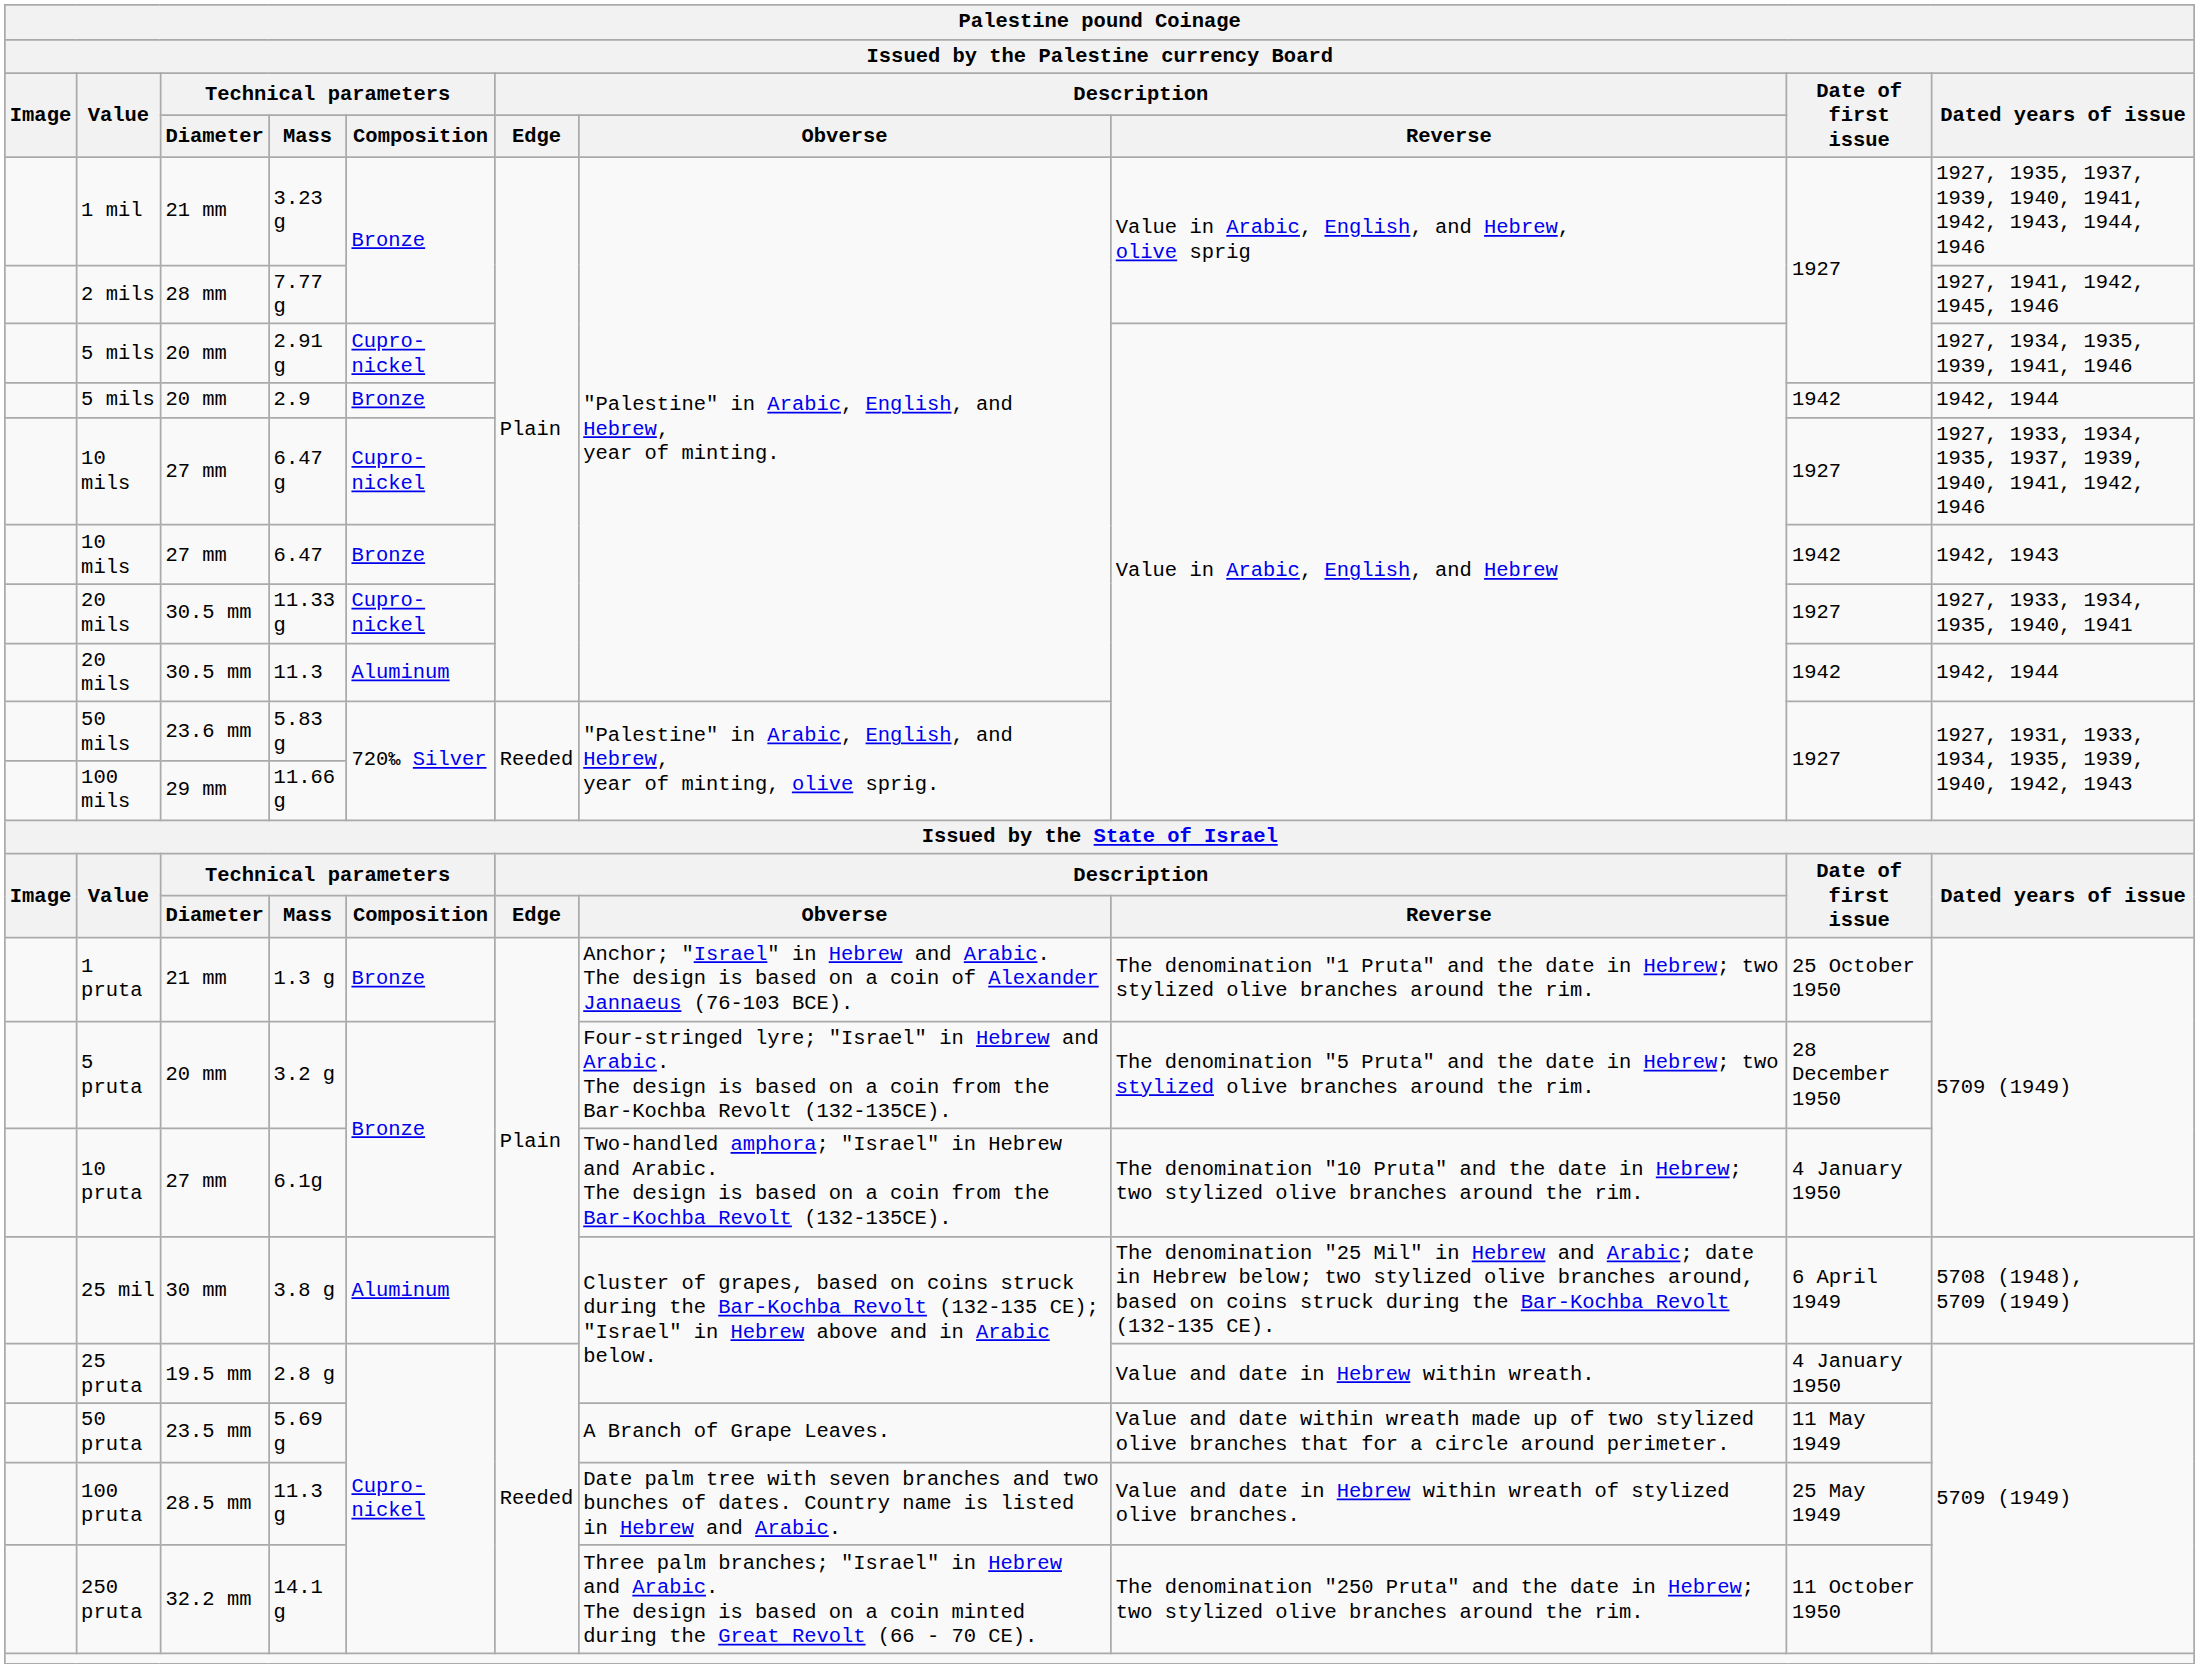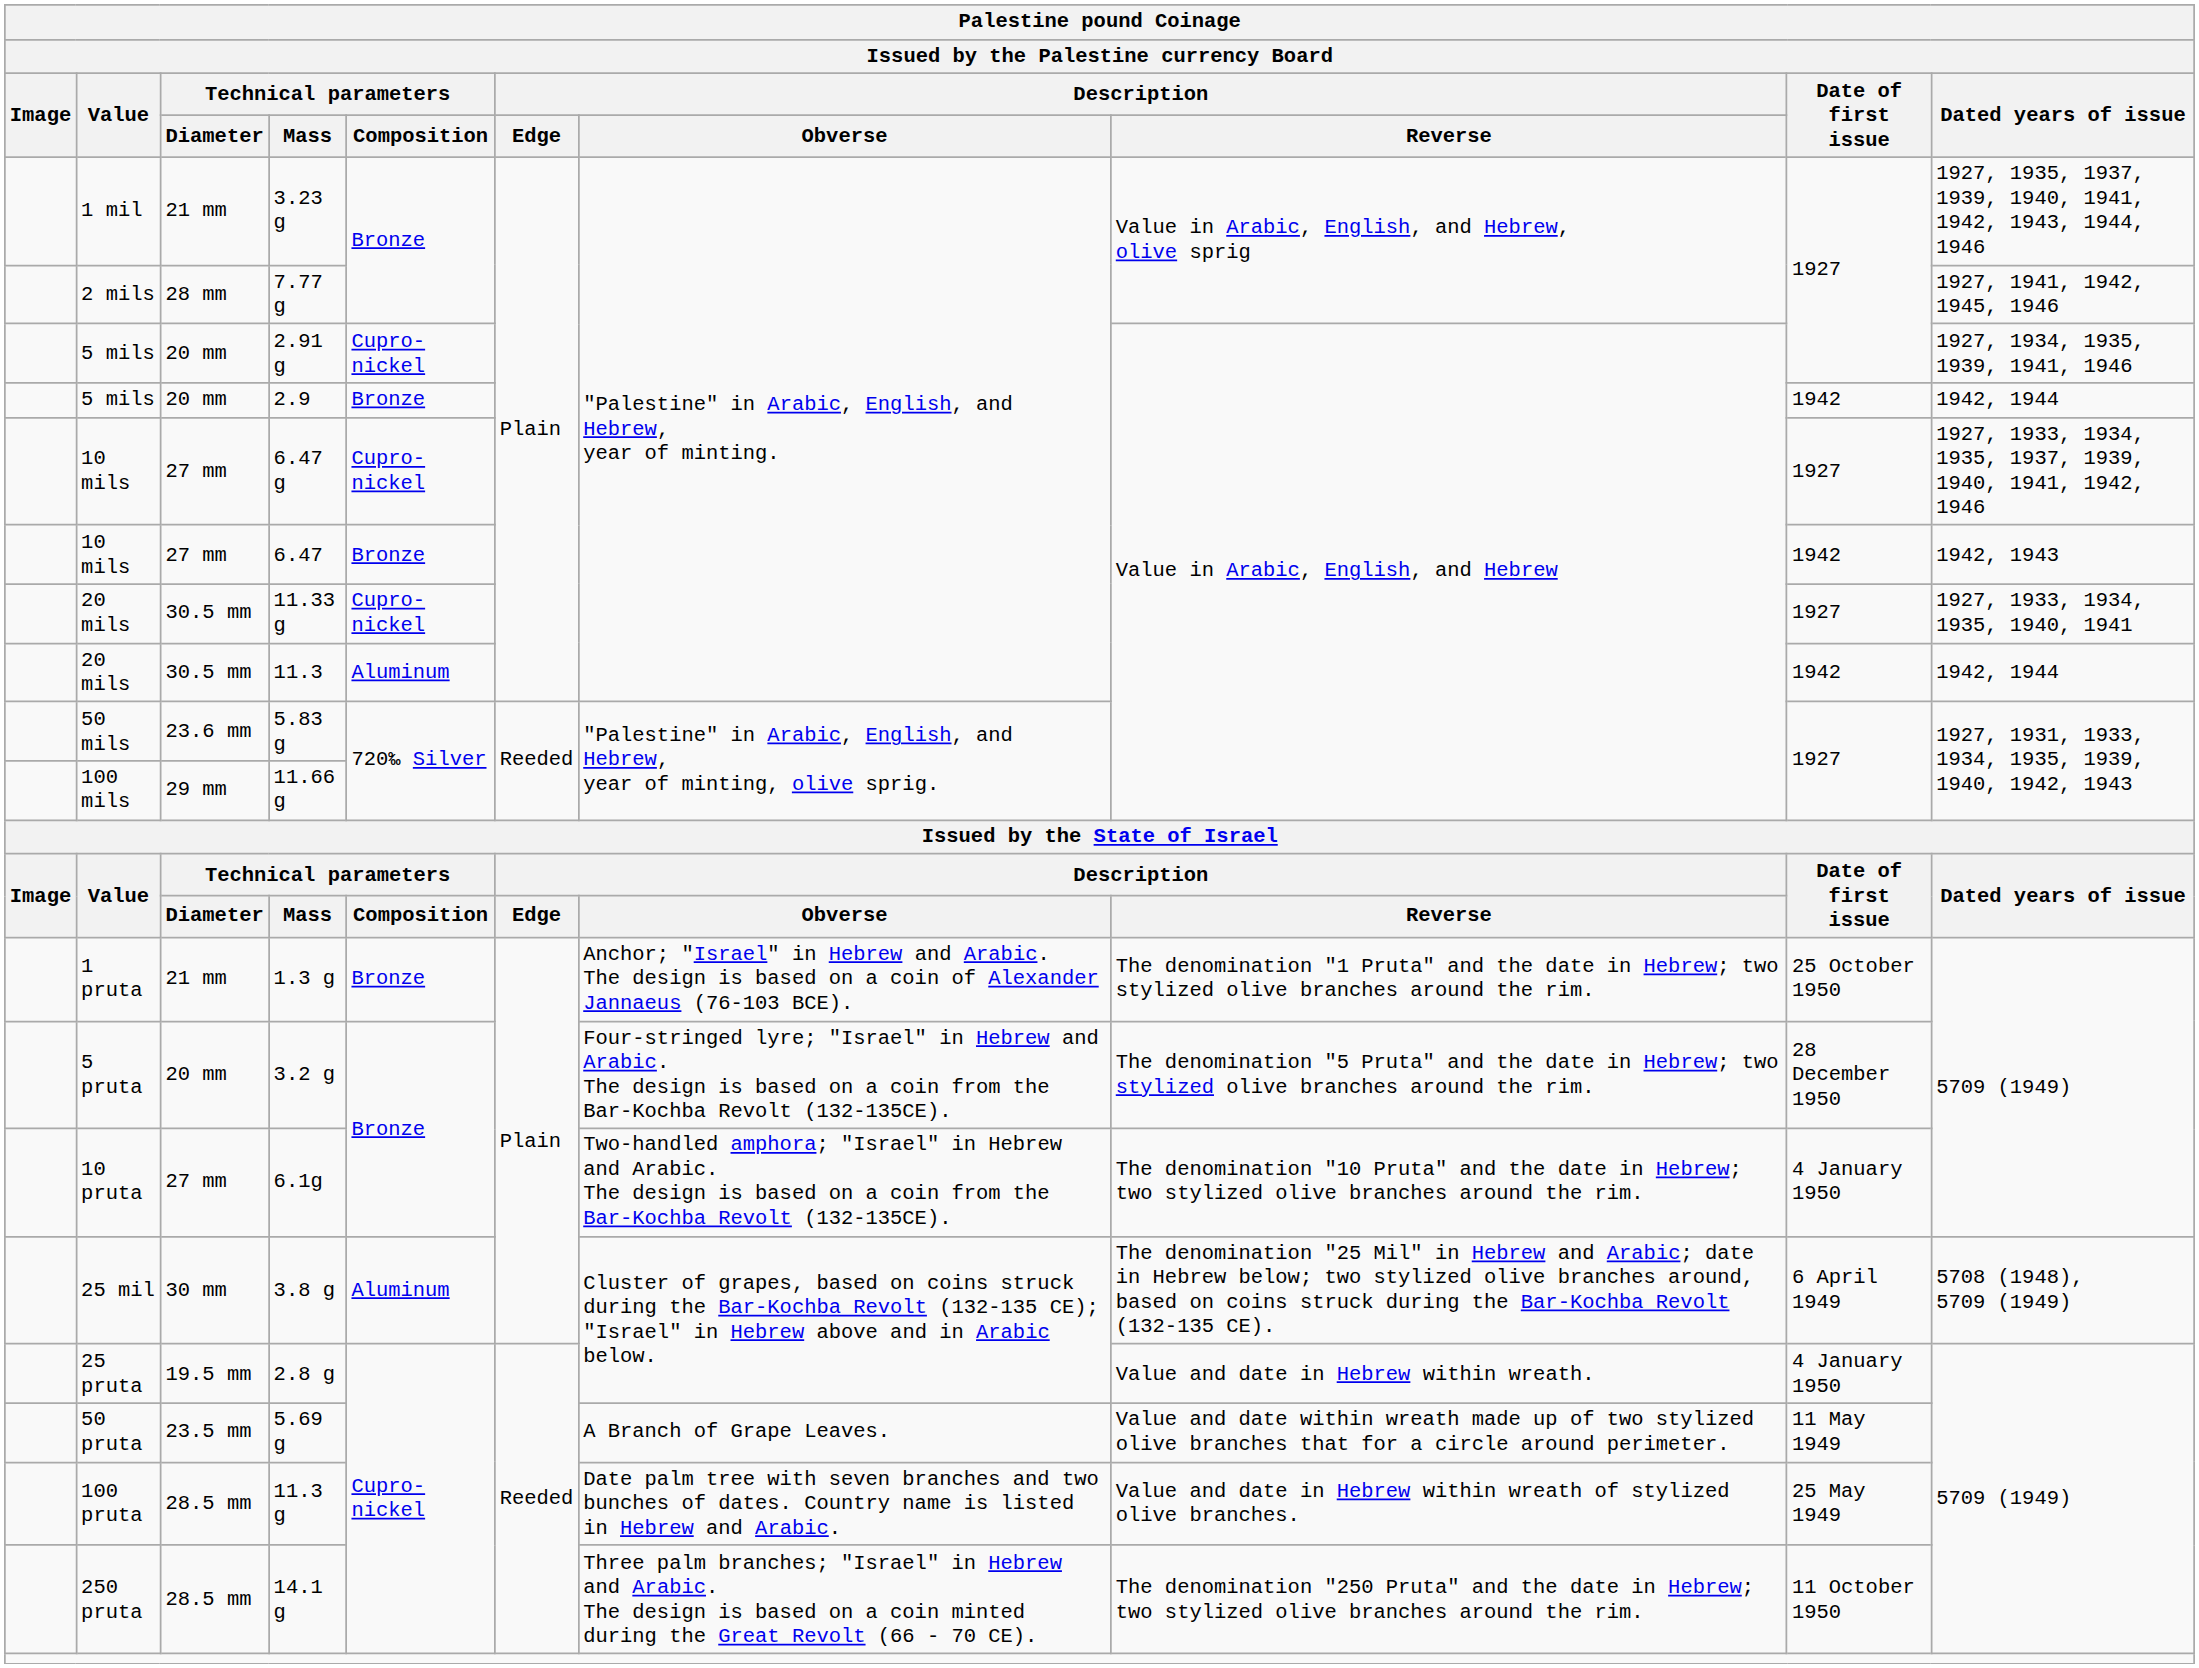(208, 1599) 32.2 mm -> (208, 1599) 28.5 mm
